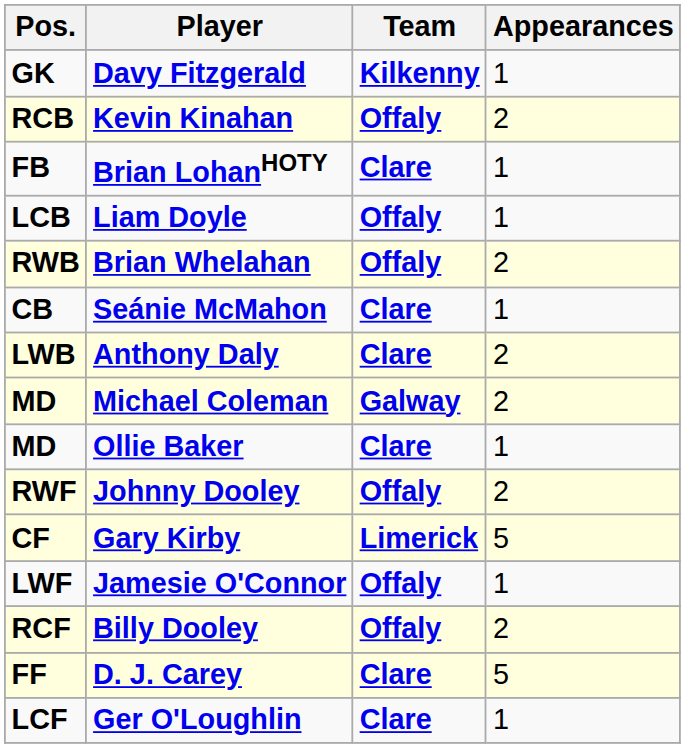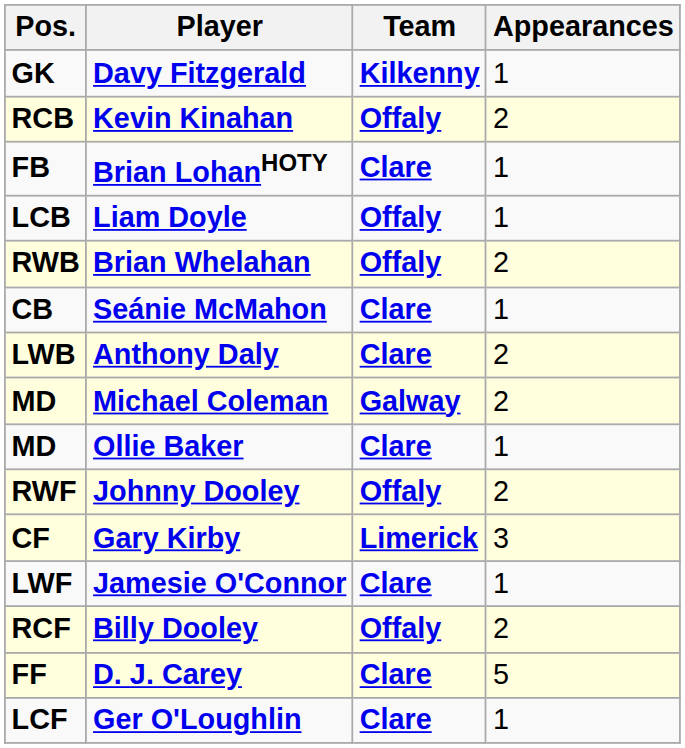(501, 537) 5 -> (501, 537) 3
(400, 583) Offaly -> (396, 583) Clare
